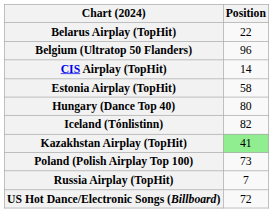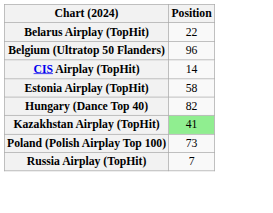(246, 106) 80 -> (192, 106) 82
- row: (114, 124)
- row: (114, 198)
